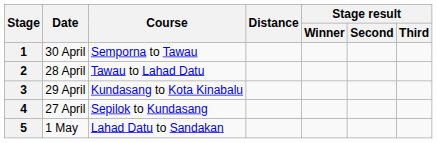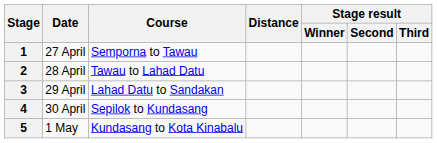(65, 52) 30 April -> (65, 52) 27 April
(167, 90) Kundasang to Kota Kinabalu -> (157, 90) Lahad Datu to Sandakan
(65, 109) 27 April -> (65, 109) 30 April
(157, 128) Lahad Datu to Sandakan -> (167, 128) Kundasang to Kota Kinabalu
